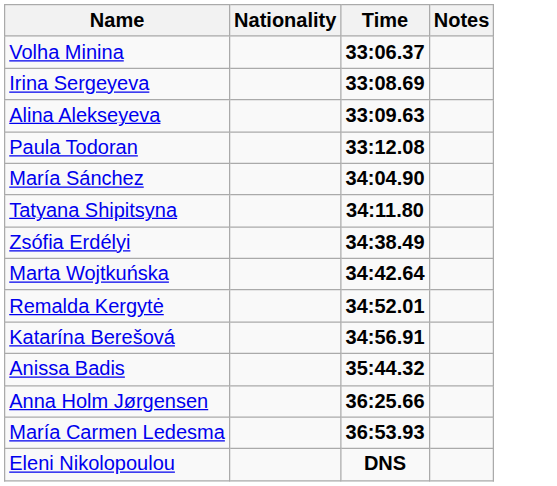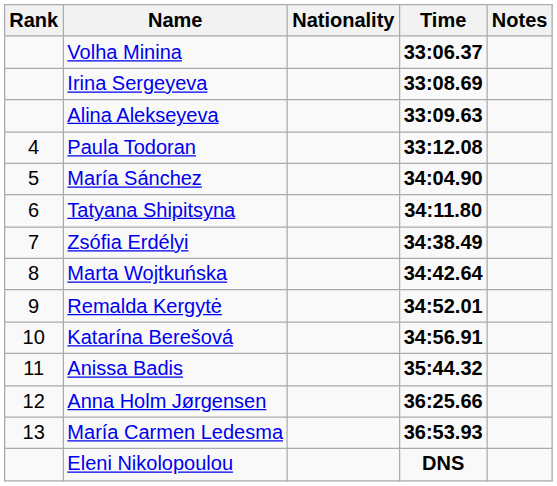+ column: (34, 20)
